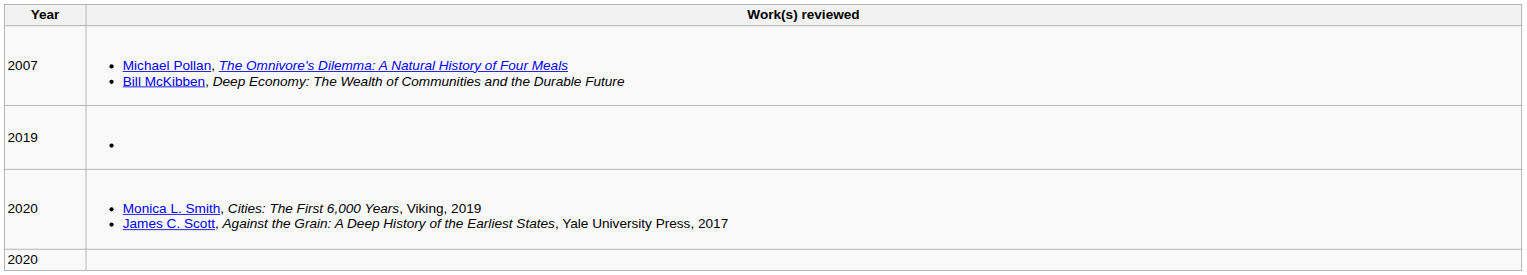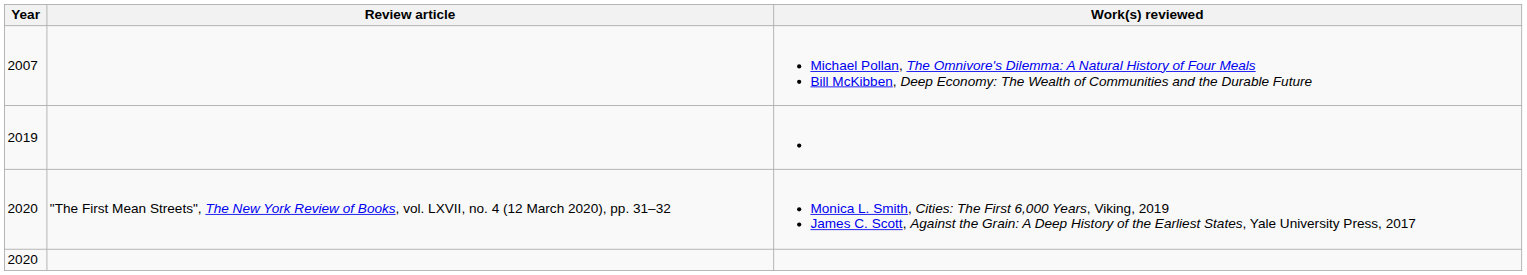+ column: (410, 15)
